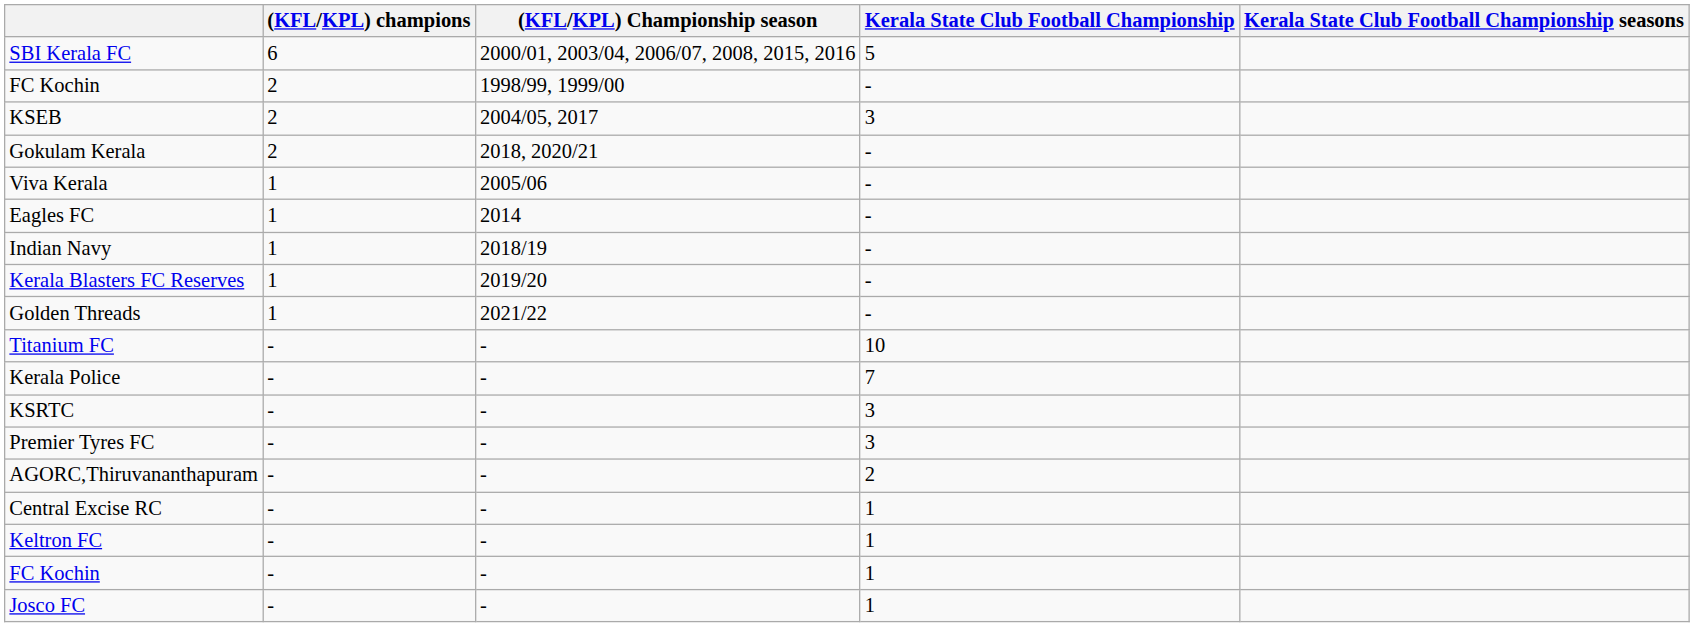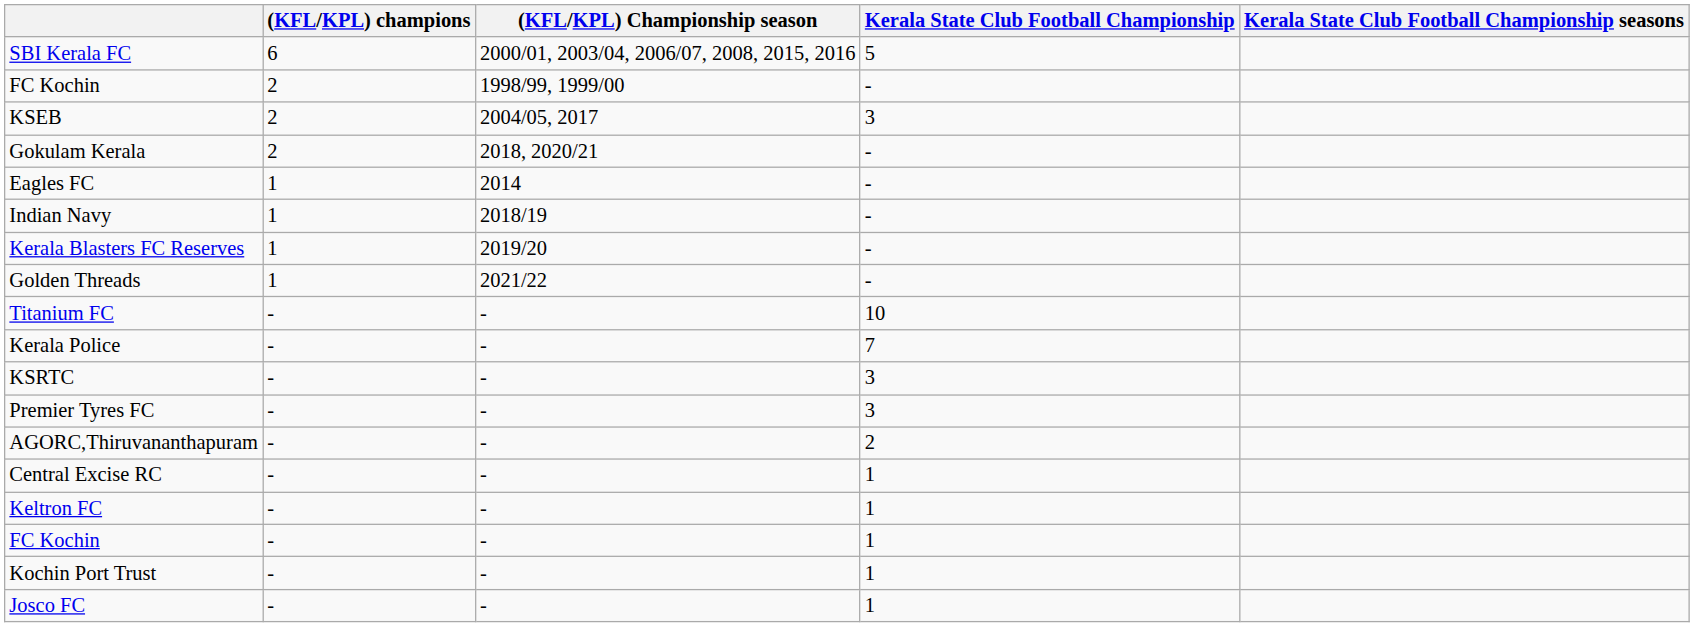- row: (58, 183)
+ row: (83, 572)
